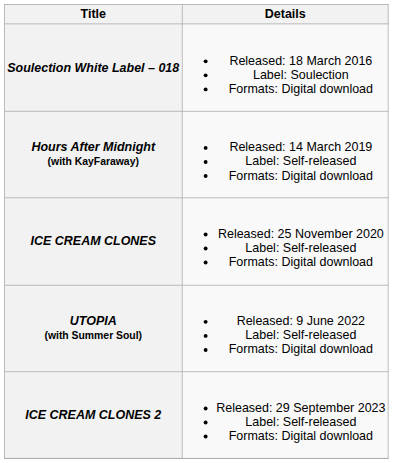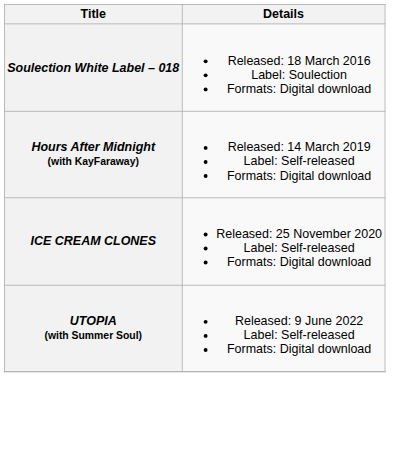- row: (93, 415)
